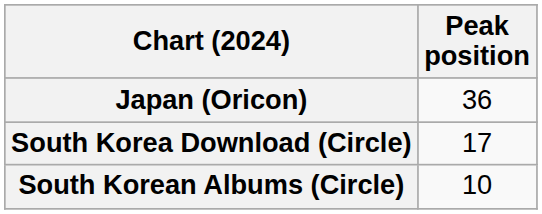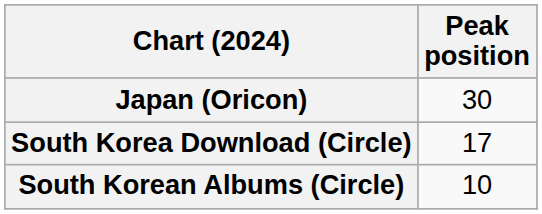(477, 99) 36 -> (477, 99) 30
